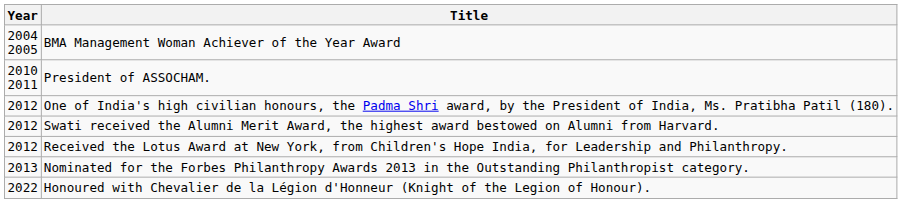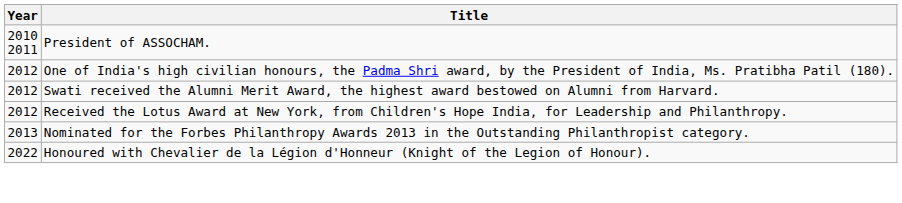- row: (222, 43)
